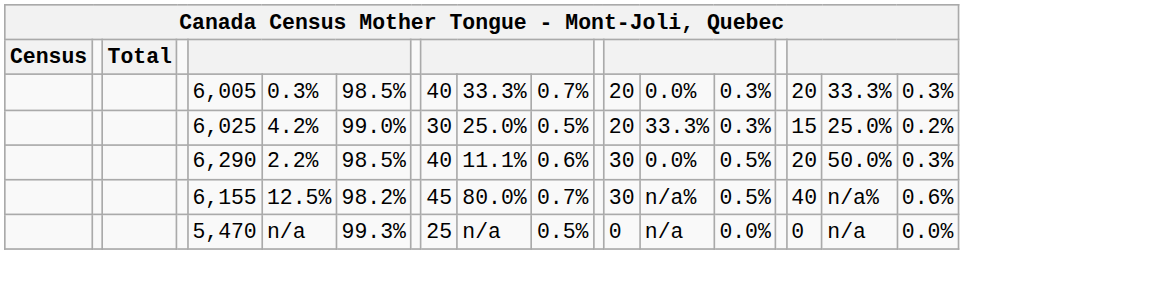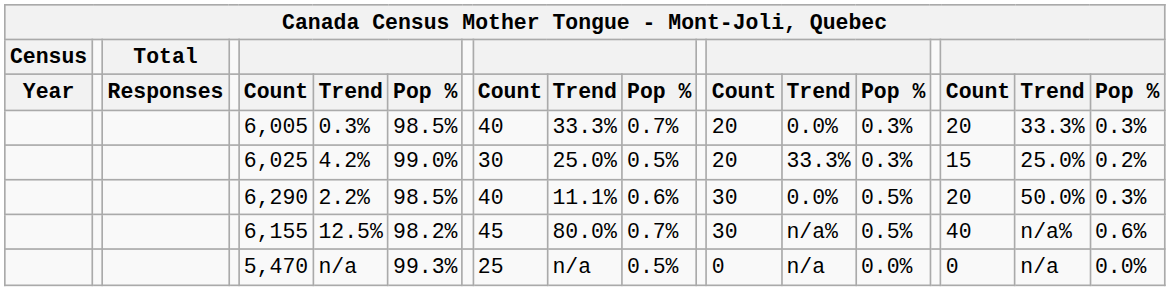+ row: (49, 92)
